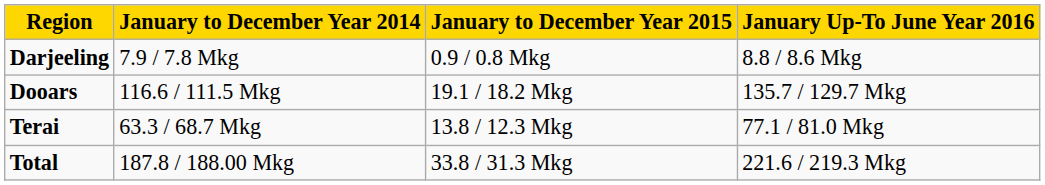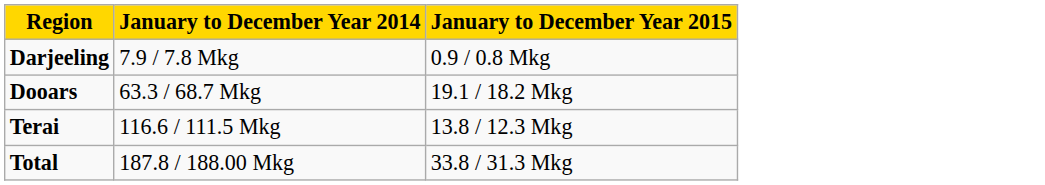- column: (888, 22)
(200, 92) 116.6 / 111.5 Mkg -> (190, 92) 63.3 / 68.7 Mkg
(190, 127) 63.3 / 68.7 Mkg -> (200, 127) 116.6 / 111.5 Mkg
